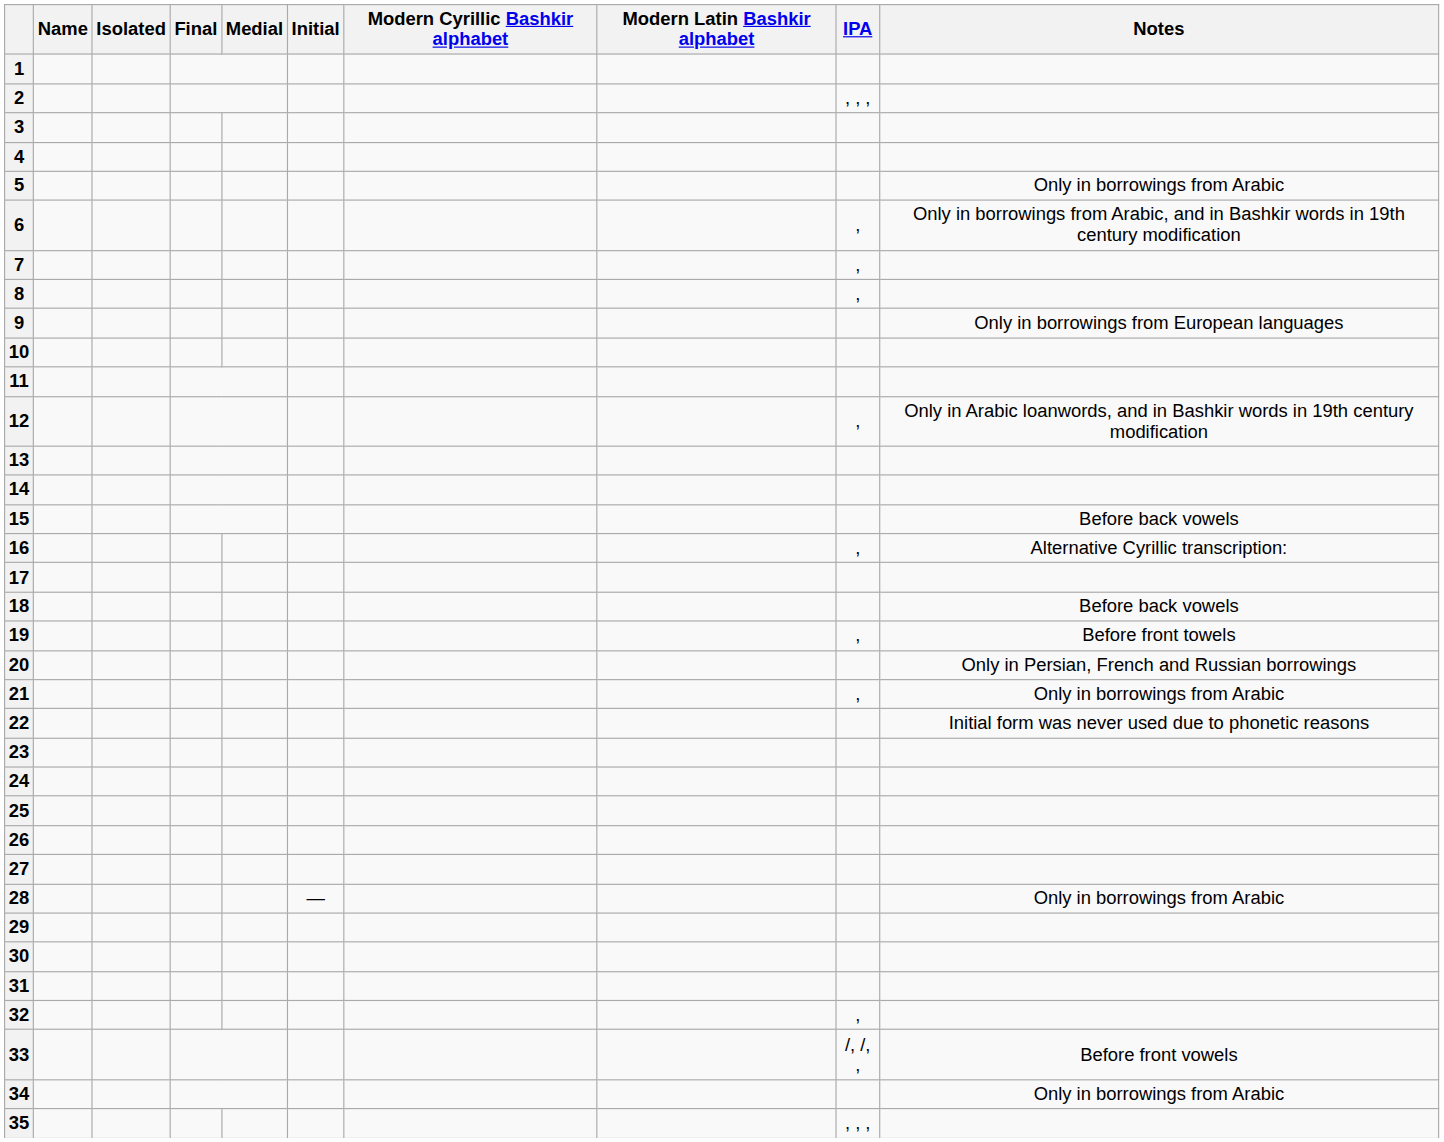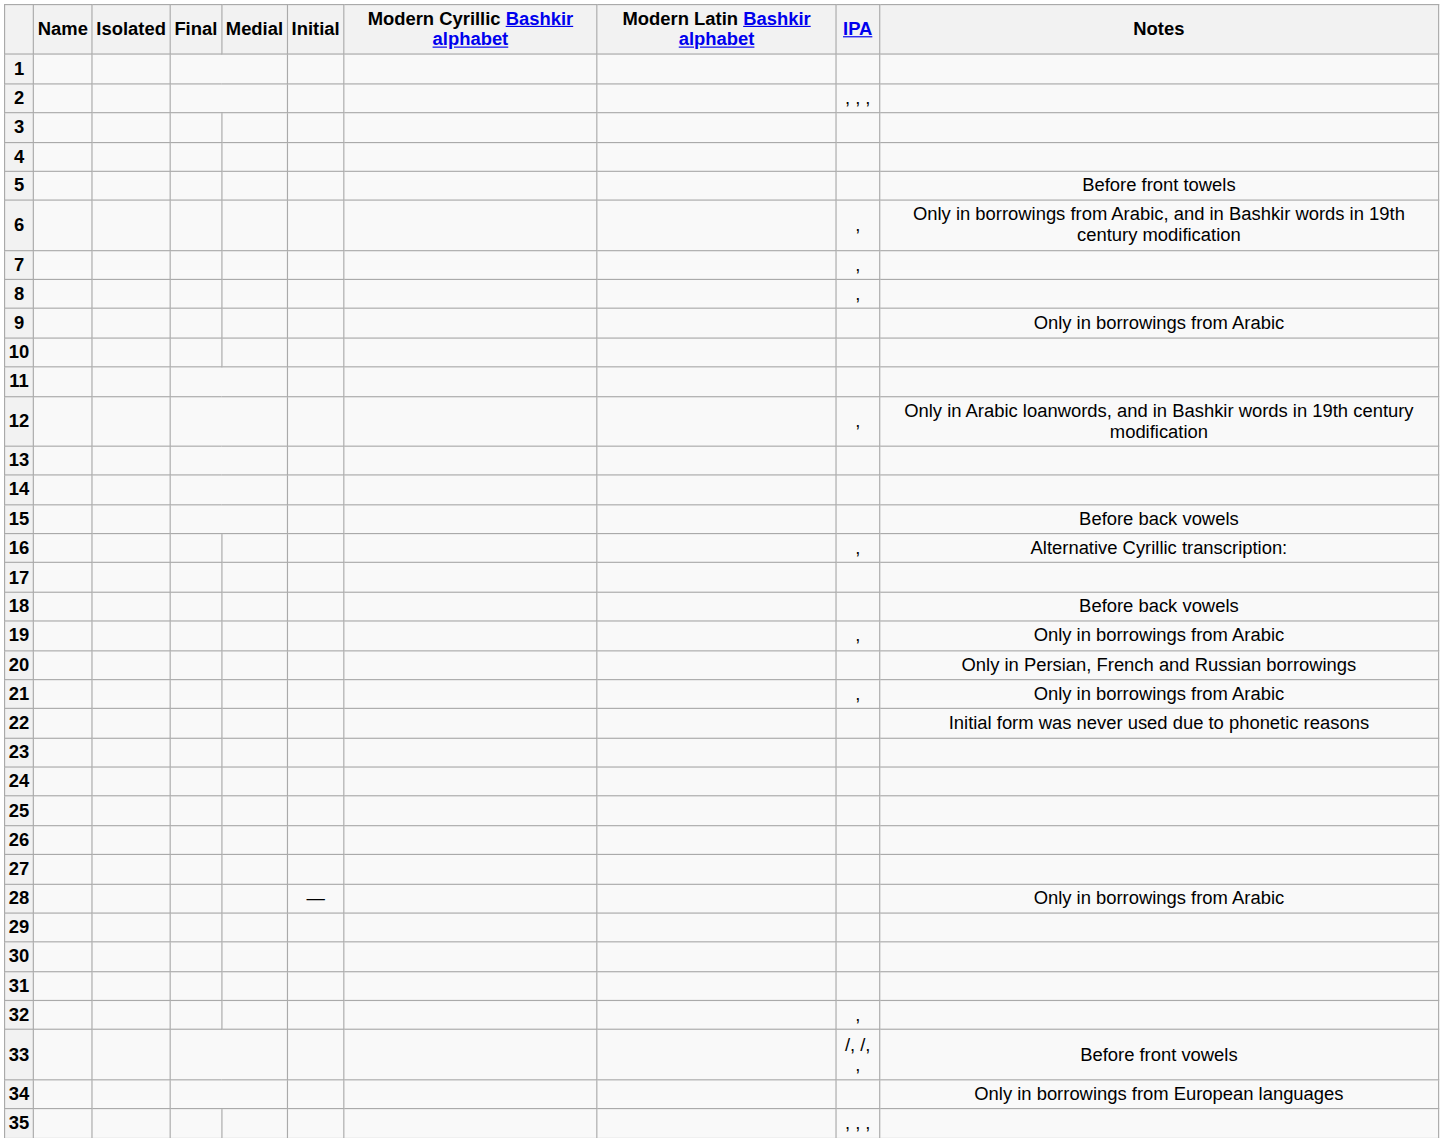(1159, 185) Only in borrowings from Arabic -> (1159, 185) Before front towels
(1159, 323) Only in borrowings from European languages -> (1159, 323) Only in borrowings from Arabic
(1159, 635) Before front towels -> (1159, 635) Only in borrowings from Arabic
(1159, 1094) Only in borrowings from Arabic -> (1159, 1094) Only in borrowings from European languages
